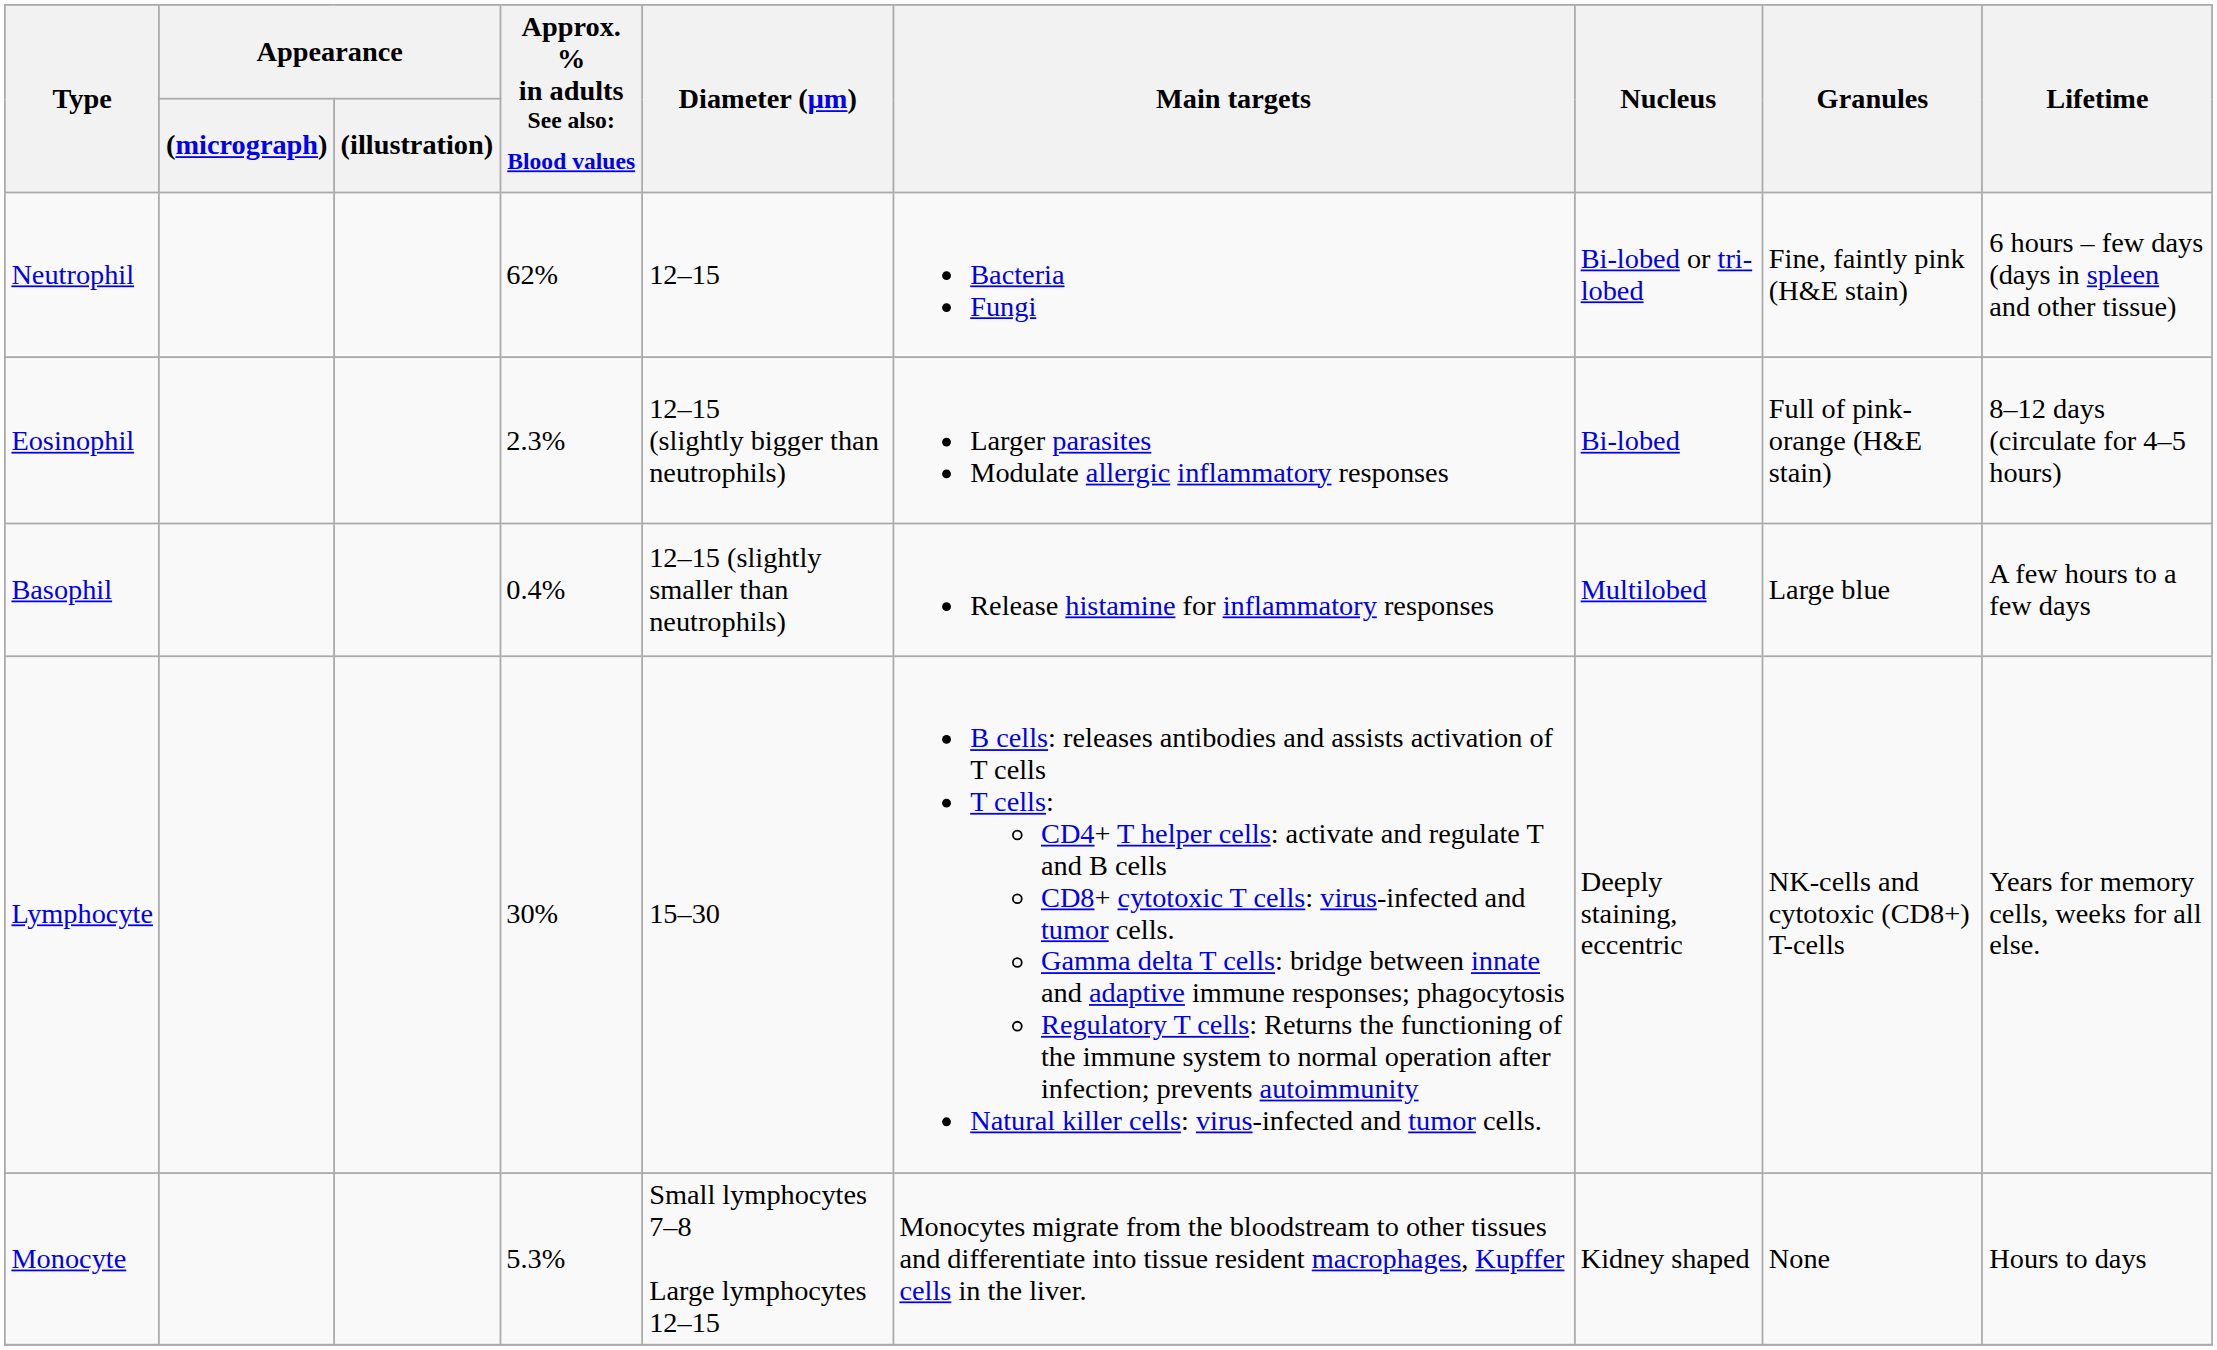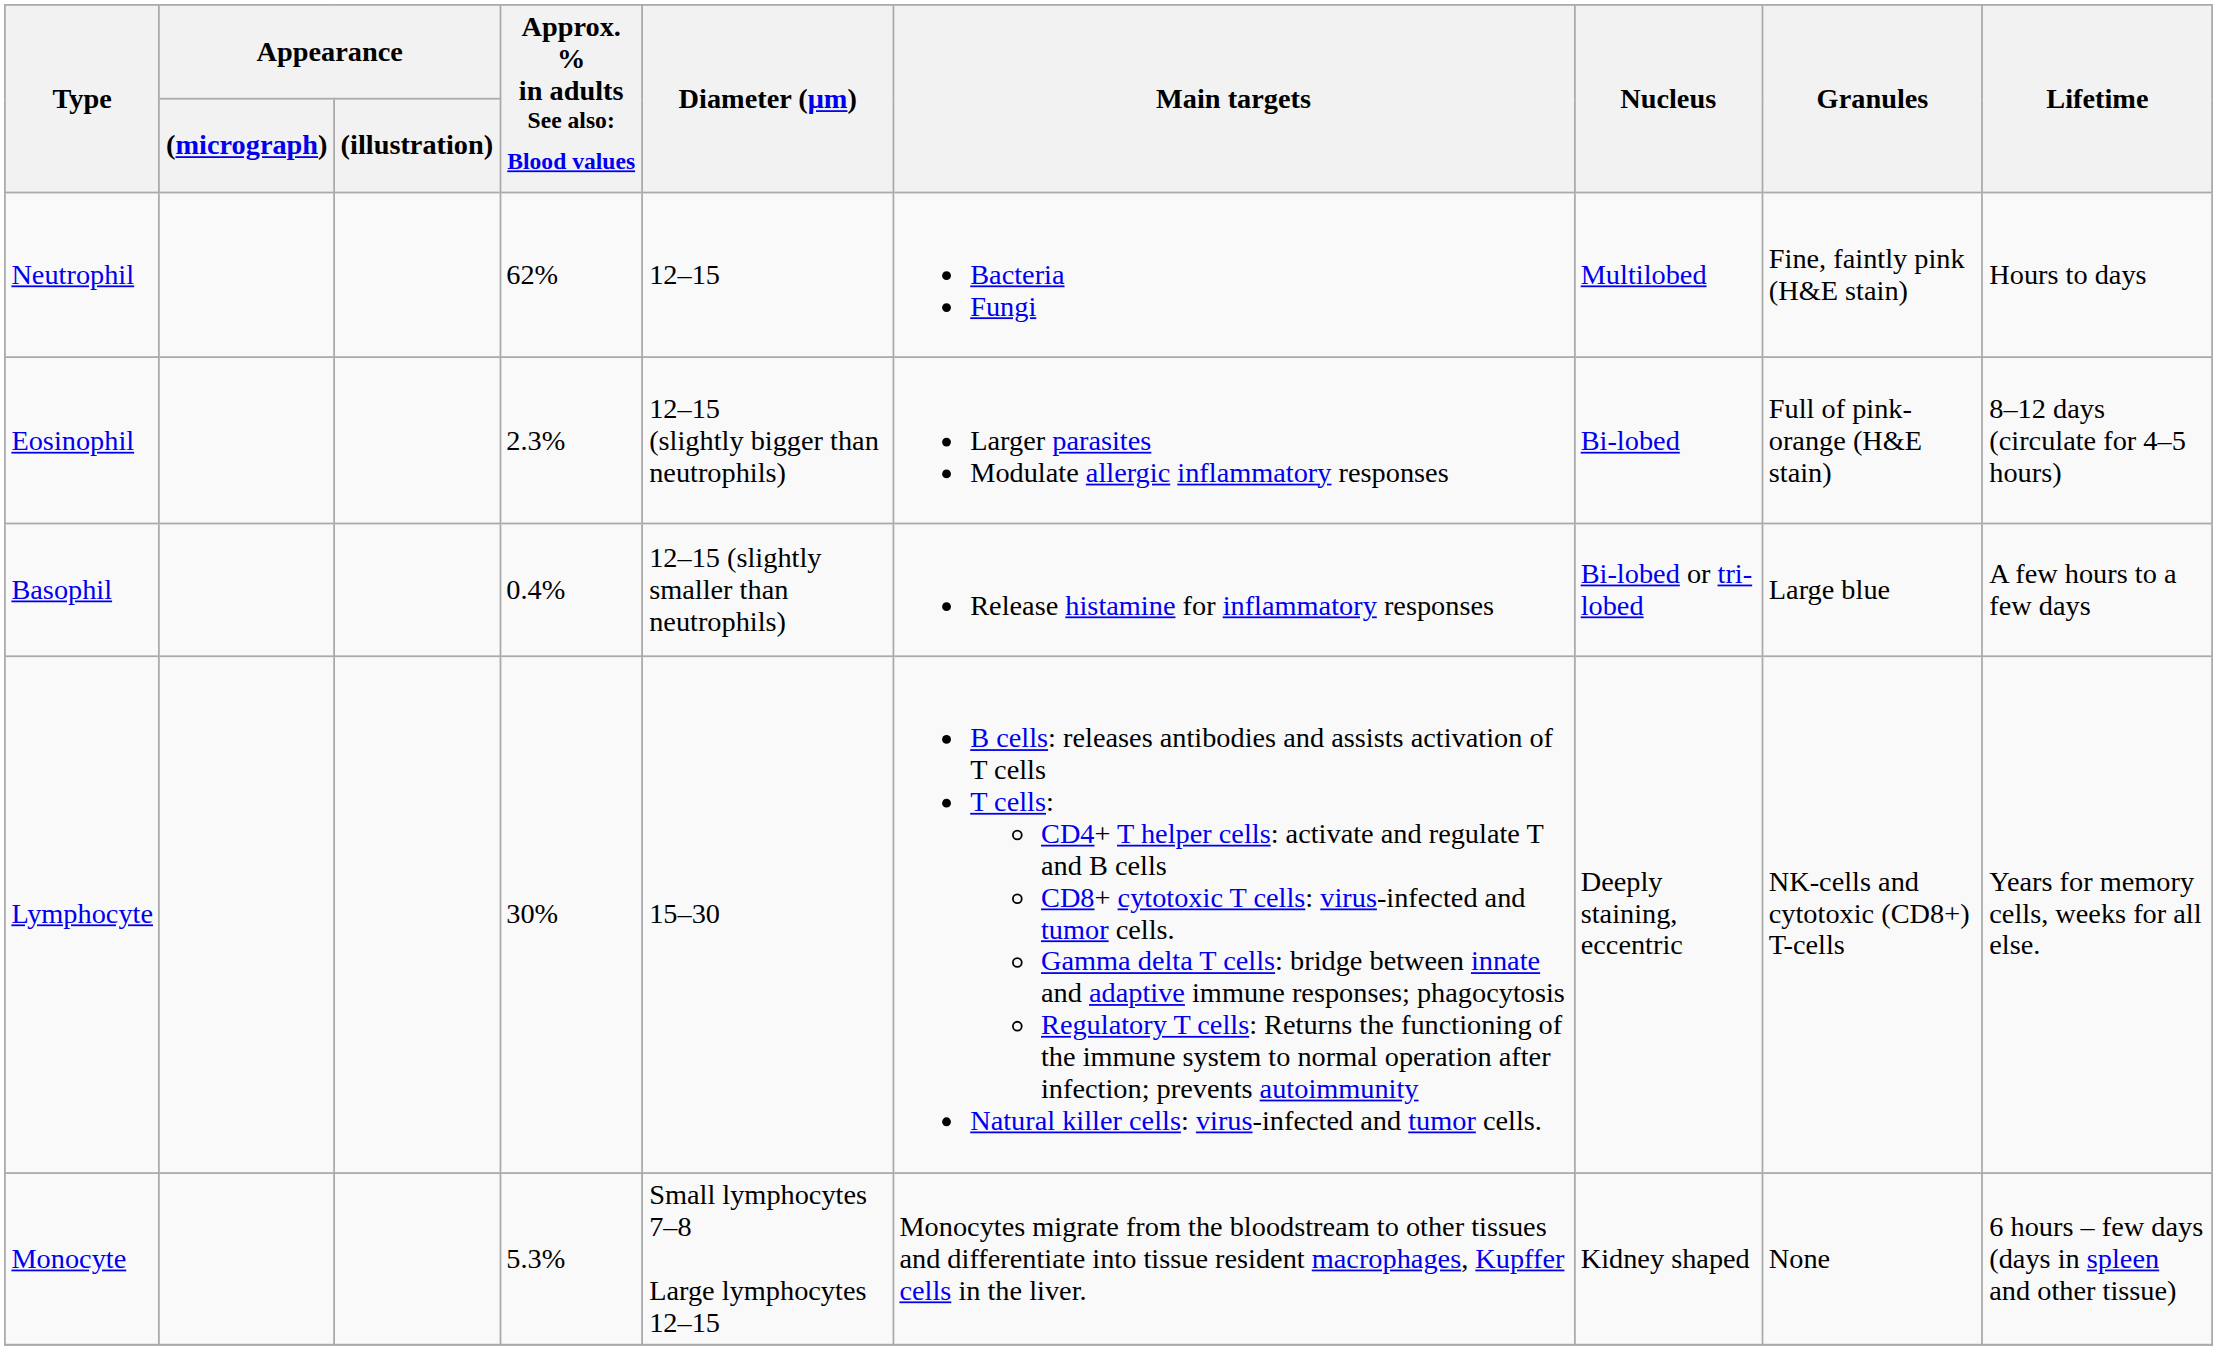(1666, 274) Bi-lobed or tri-lobed -> (1644, 274) Multilobed
(2096, 274) 6 hours – few days (days in spleen and other tissue) -> (2068, 274) Hours to days
(1644, 589) Multilobed -> (1666, 589) Bi-lobed or tri-lobed
(2068, 1258) Hours to days -> (2096, 1258) 6 hours – few days (days in spleen and other tissue)
